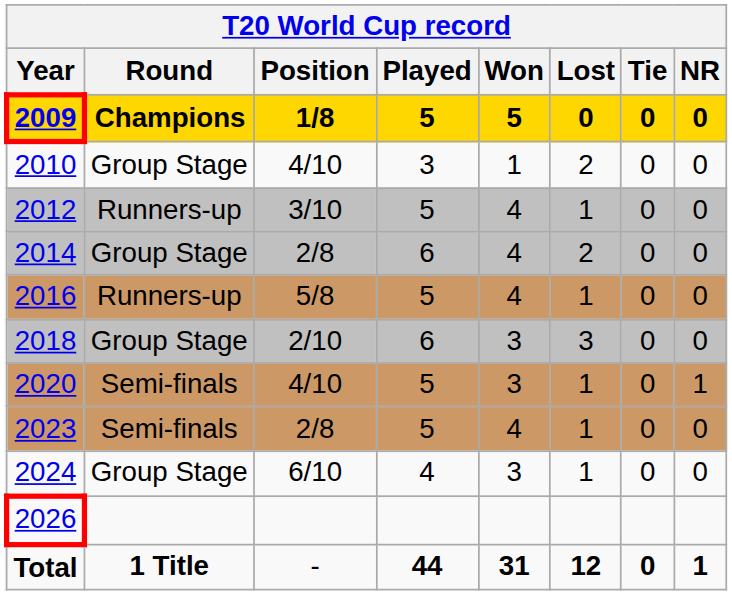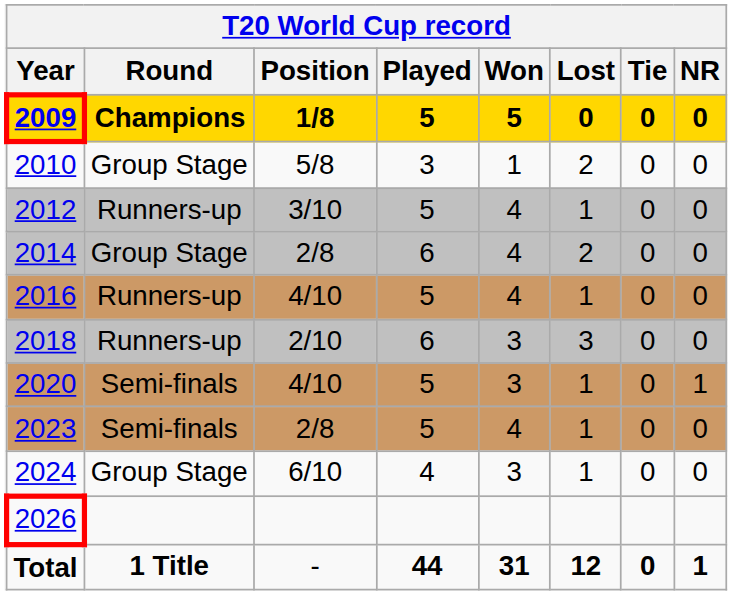(315, 164) 4/10 -> (315, 164) 5/8
(315, 296) 5/8 -> (315, 296) 4/10
(169, 340) Group Stage -> (169, 340) Runners-up
